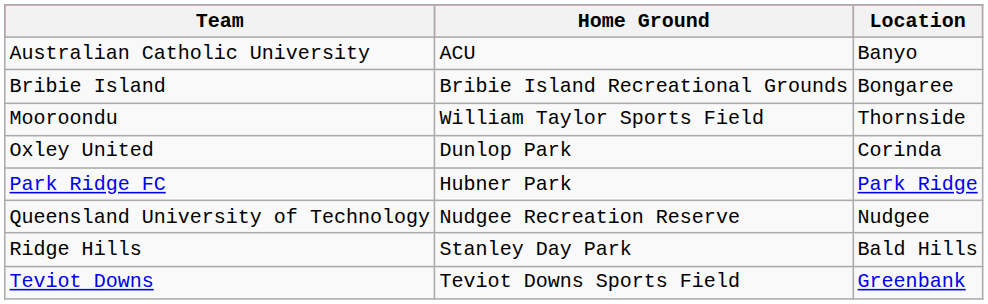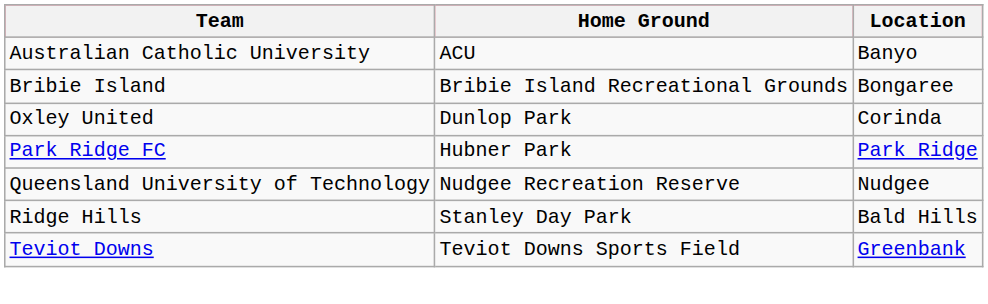- row: (64, 119)
